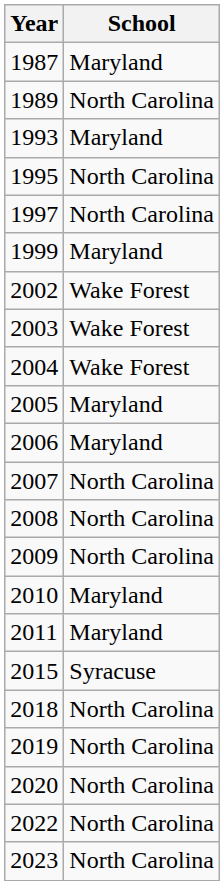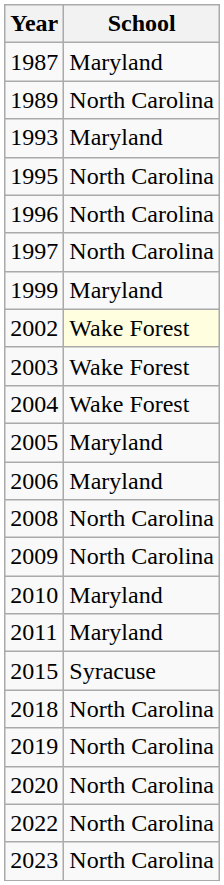+ row: (34, 213)
(129, 289) no background -> (129, 328) lightyellow background
- row: (34, 480)
